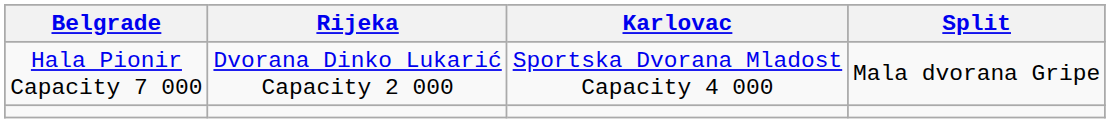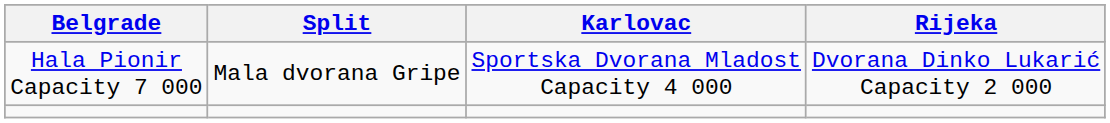columns swapped: (977, 24) <-> (358, 24)
